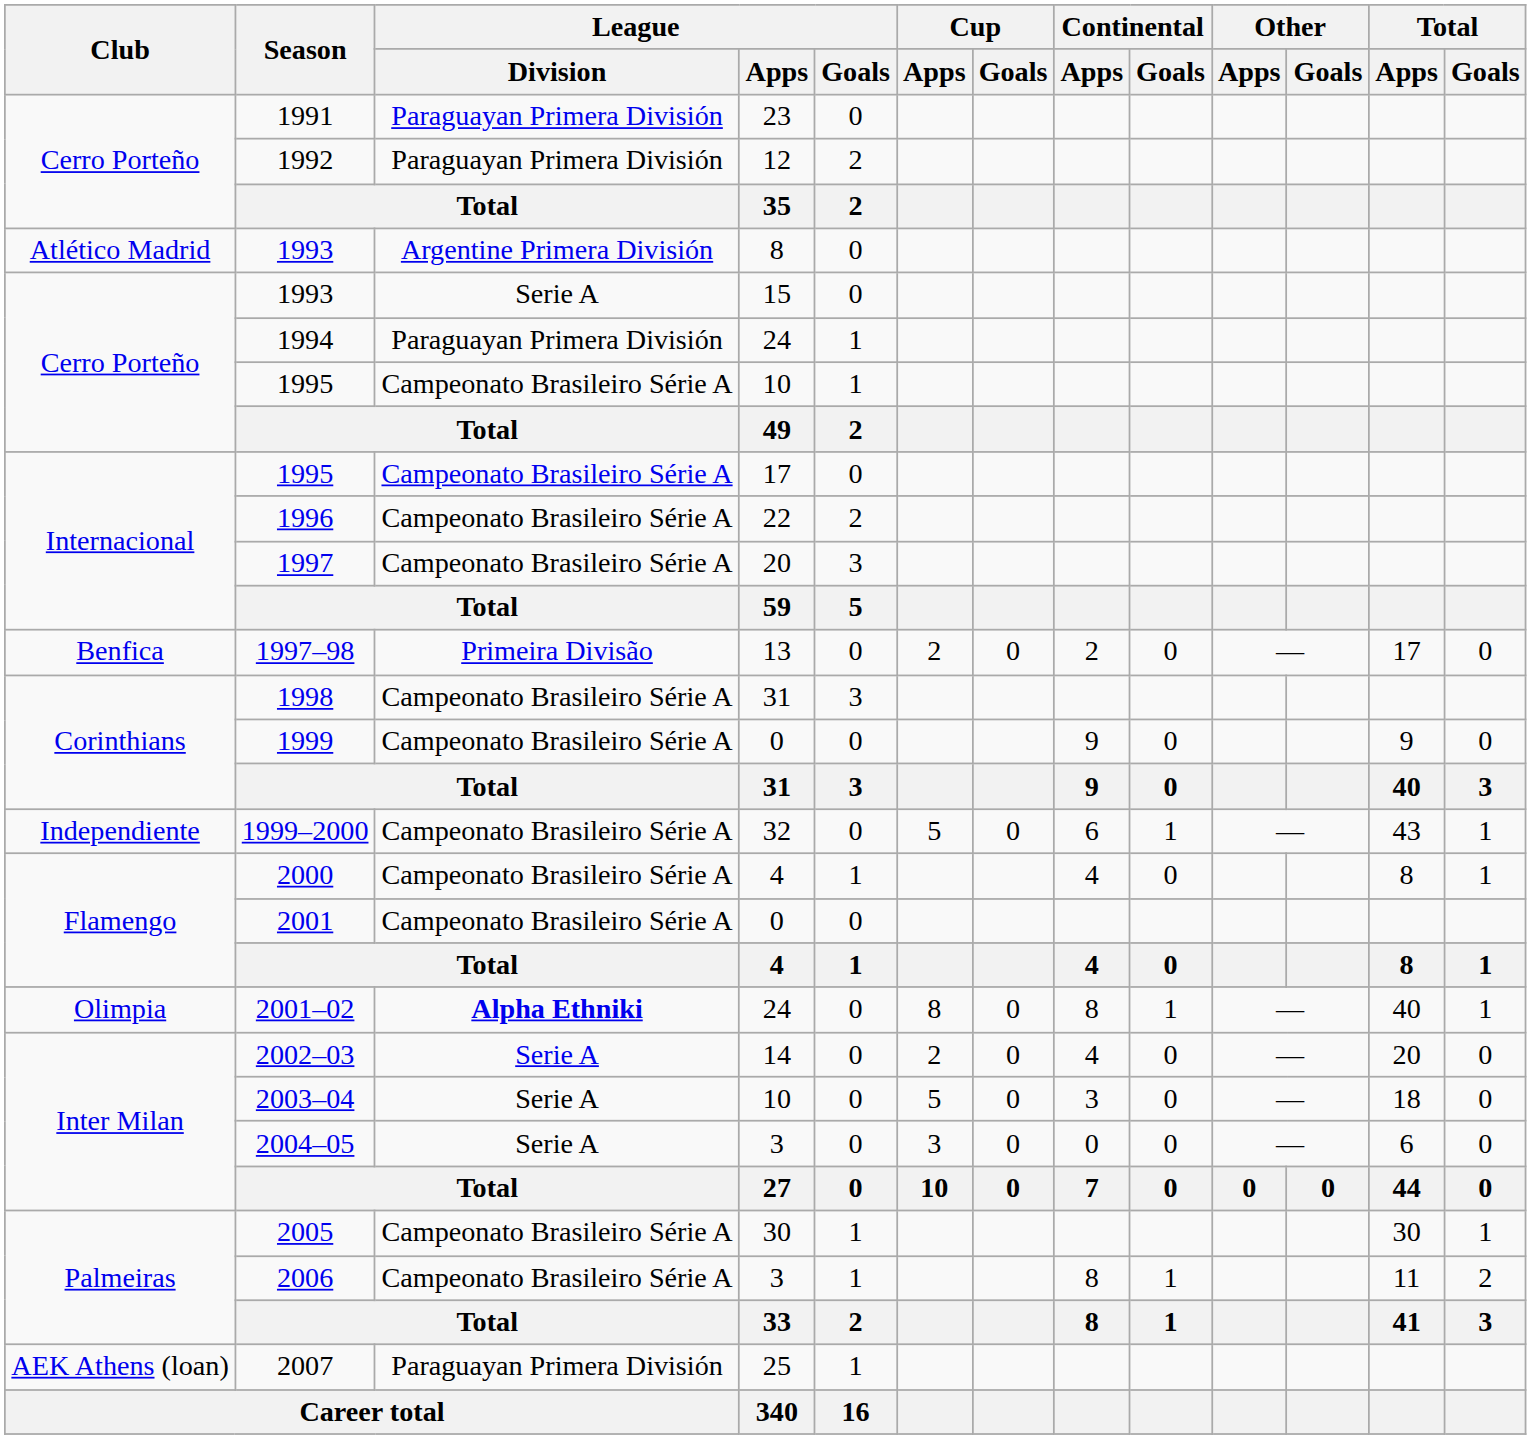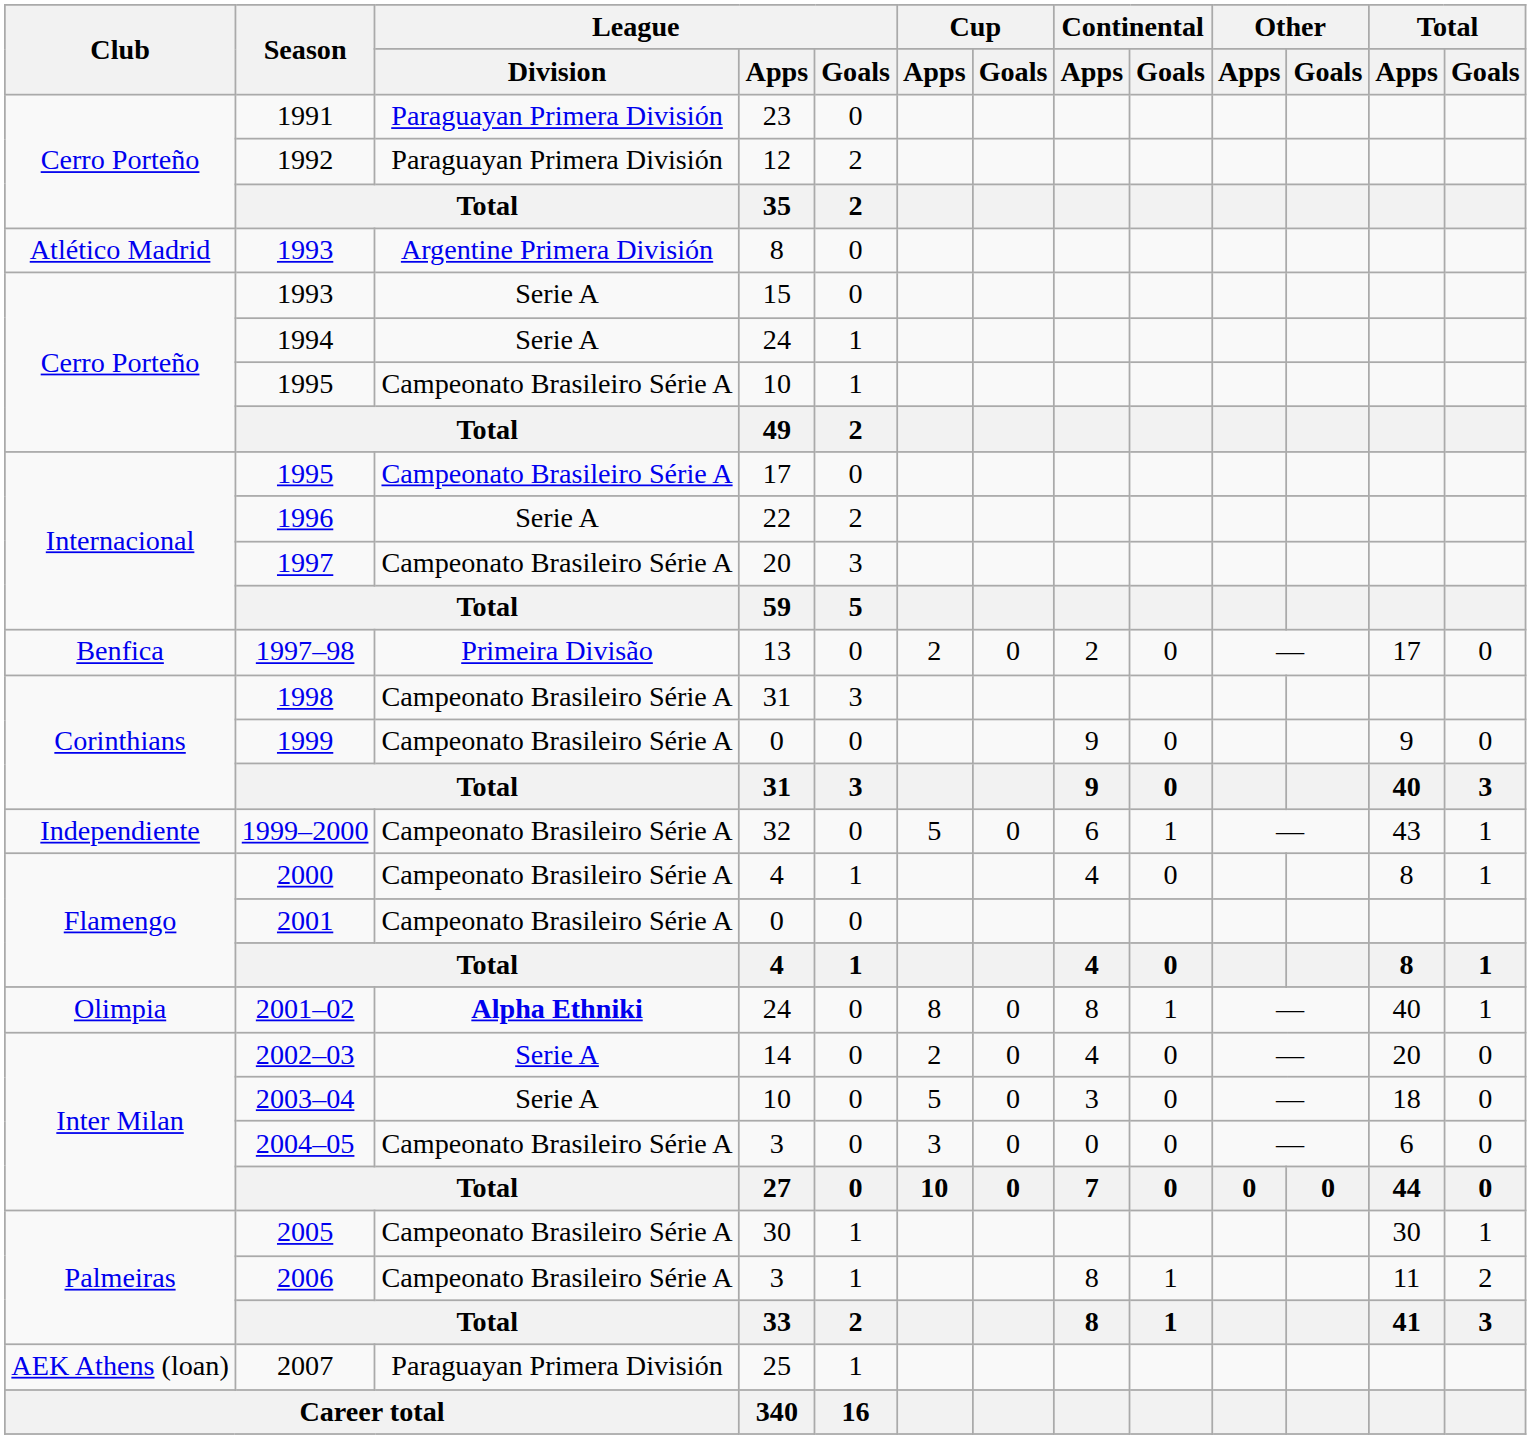(557, 339) Paraguayan Primera División -> (557, 339) Serie A
(557, 518) Campeonato Brasileiro Série A -> (557, 518) Serie A
(557, 1143) Serie A -> (557, 1143) Campeonato Brasileiro Série A
